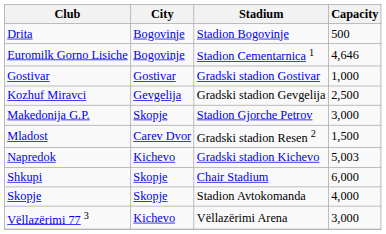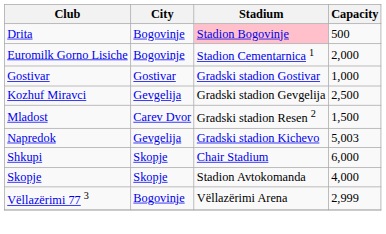(243, 33) no background -> (243, 33) pink background
(345, 55) 4,646 -> (345, 55) 2,000
- row: (48, 115)
(154, 157) Kichevo -> (157, 138) Gevgelija
(154, 217) Kichevo -> (159, 198) Bogovinje
(345, 217) 3,000 -> (345, 198) 2,999
